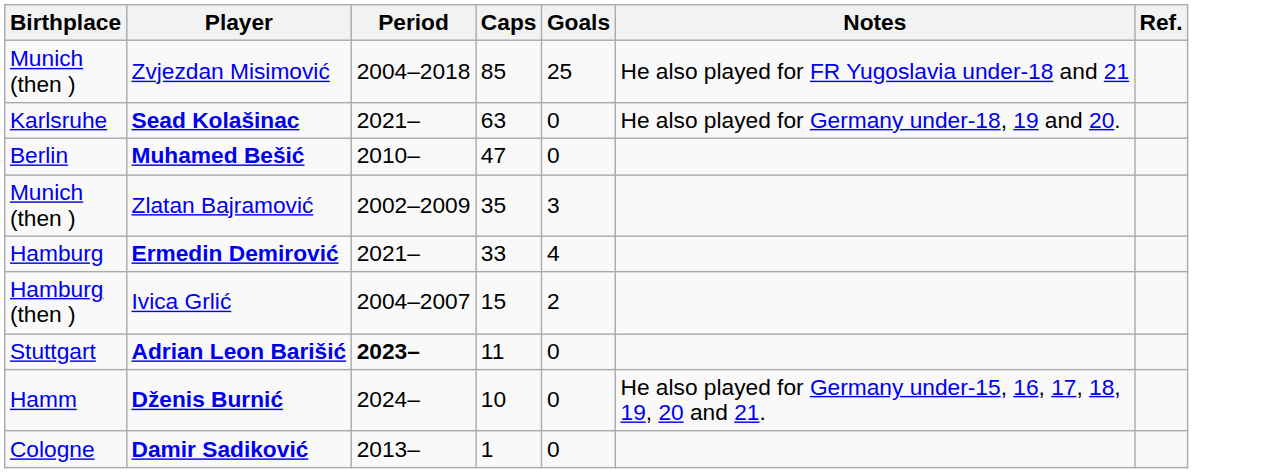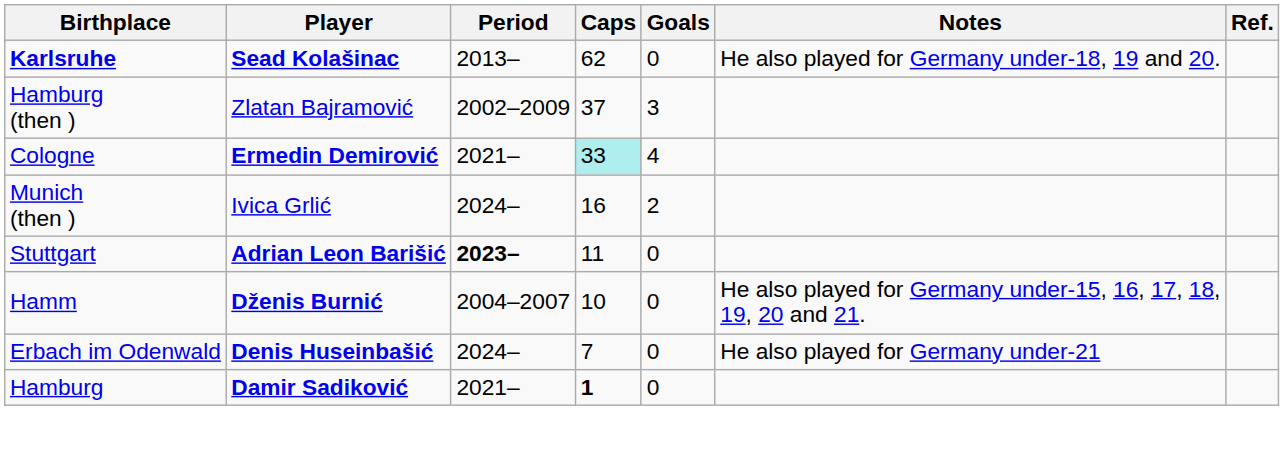- row: (231, 71)
(59, 120) normal -> (63, 58) bold
(388, 120) 2021– -> (488, 58) 2013–
(493, 120) 63 -> (593, 58) 62
- row: (218, 156)
(47, 204) Munich (then ) -> (57, 107) Hamburg (then )
(493, 204) 35 -> (593, 107) 37
(57, 253) Hamburg -> (52, 156) Cologne
(493, 253) no background -> (593, 156) paleturquoise background
(57, 302) Hamburg (then ) -> (47, 204) Munich (then )
(414, 302) 2004–2007 -> (488, 204) 2024–
(493, 302) 15 -> (593, 204) 16
(388, 400) 2024– -> (513, 302) 2004–2007
+ row: (332, 351)
(52, 449) Cologne -> (57, 387) Hamburg
(388, 449) 2013– -> (488, 387) 2021–
(487, 449) normal -> (587, 387) bold
